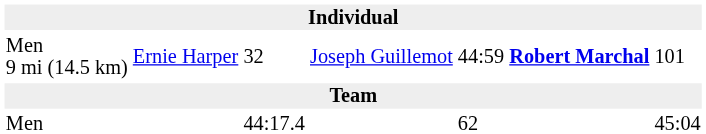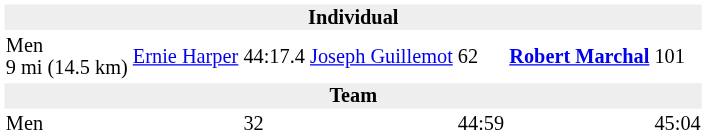(254, 56) 32 -> (274, 56) 44:17.4
(481, 56) 44:59 -> (468, 56) 62
(274, 123) 44:17.4 -> (254, 123) 32
(468, 123) 62 -> (481, 123) 44:59
